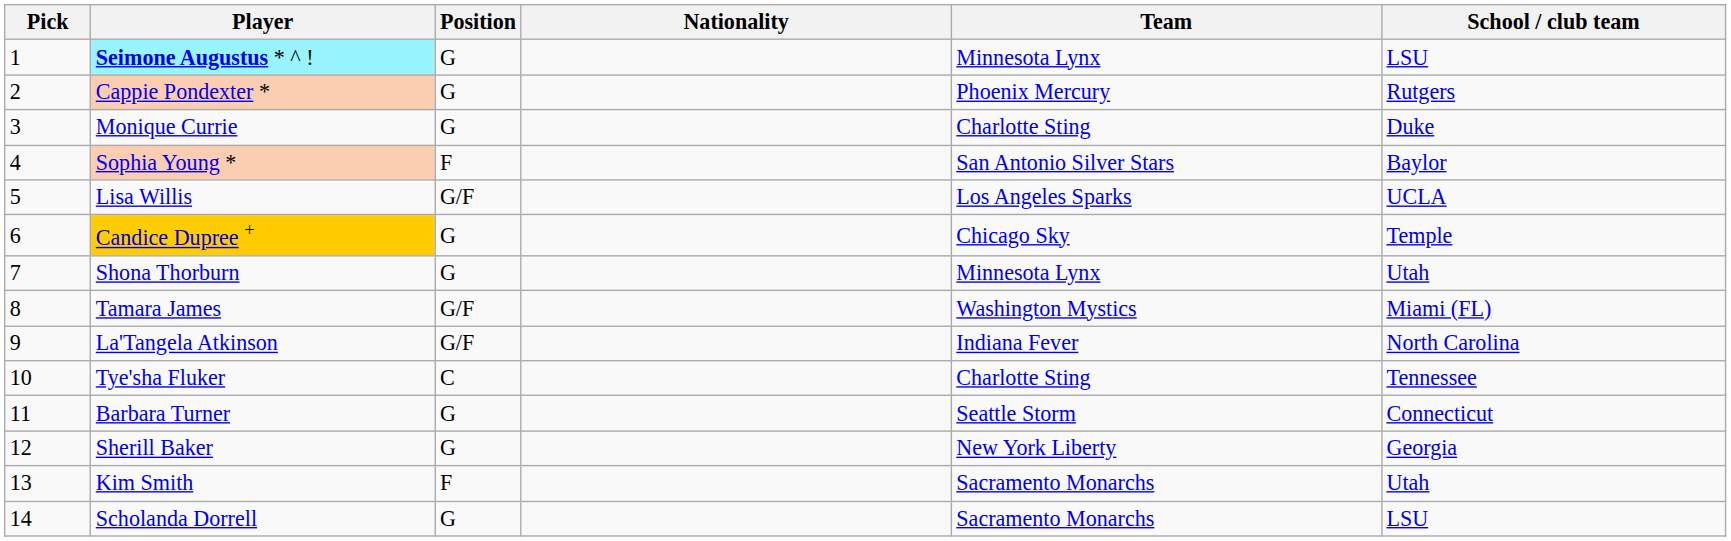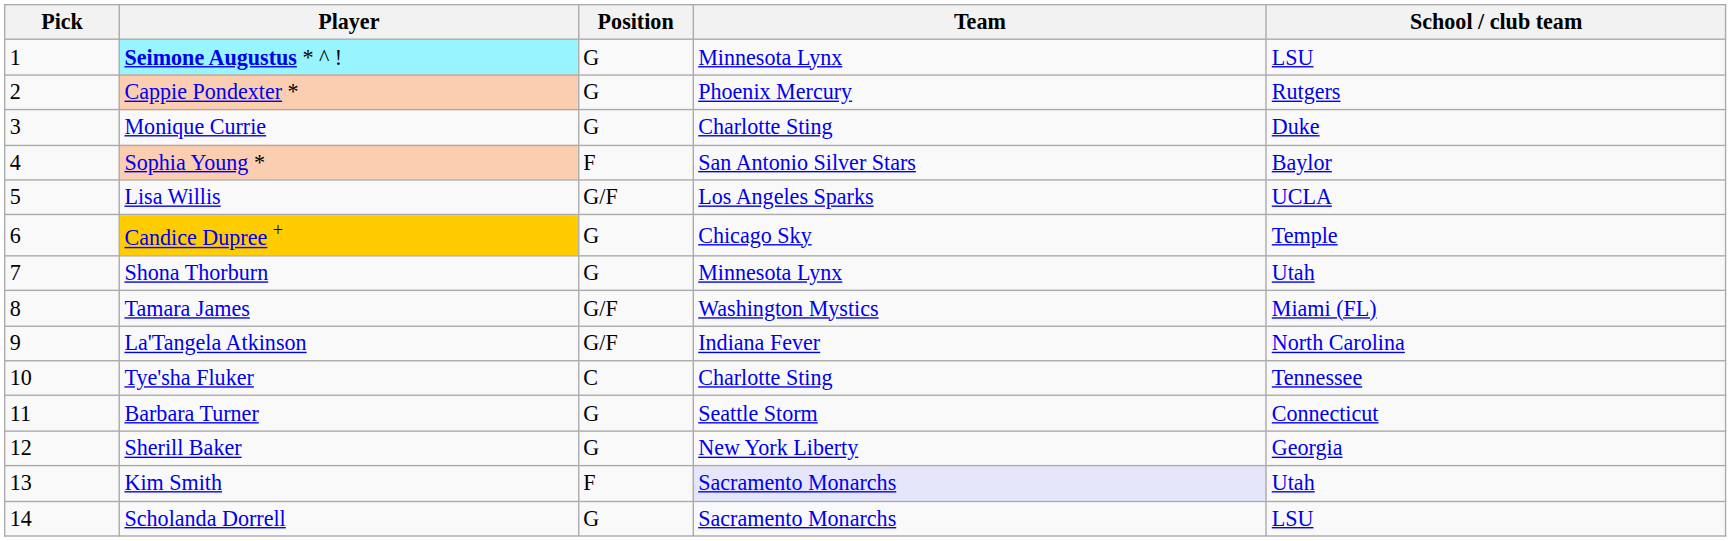- column: (736, 22)
(1055, 483) no background -> (797, 483) lavender background
